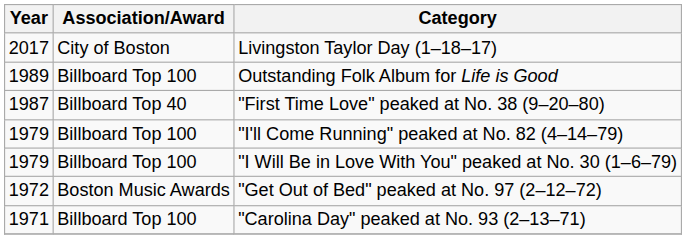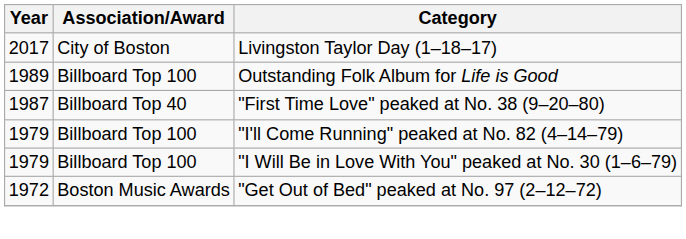- row: (412, 219)
